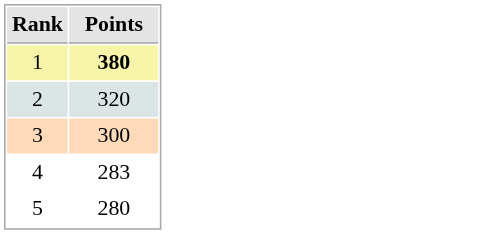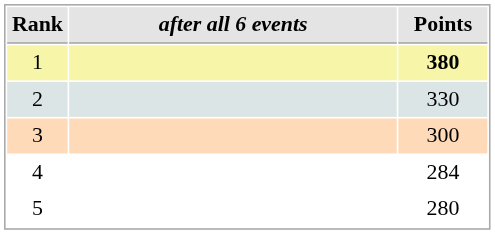+ column: (233, 24)
(114, 99) 320 -> (443, 99) 330
(114, 172) 283 -> (443, 172) 284
